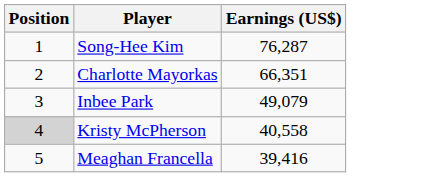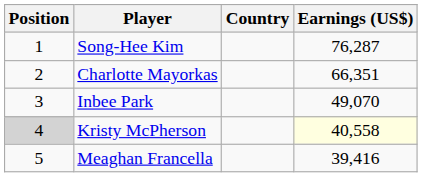+ column: (258, 18)
(284, 102) 49,079 -> (355, 102) 49,070
(284, 130) no background -> (355, 130) lightyellow background
